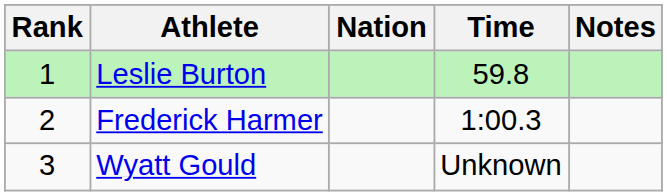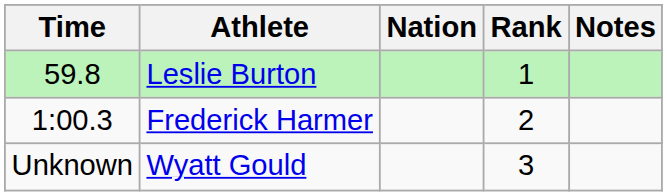columns swapped: (47, 27) <-> (501, 27)
